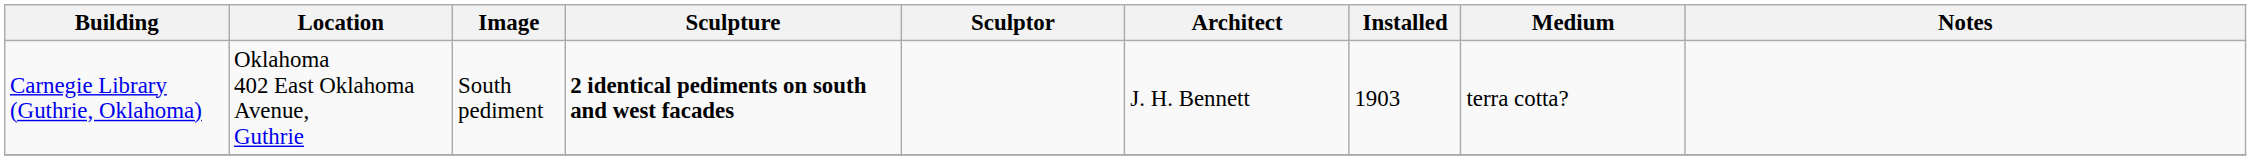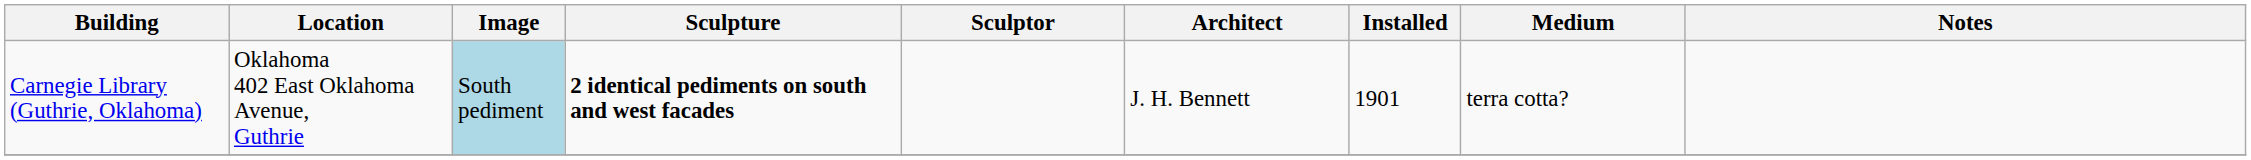(501, 97) no background -> (501, 97) lightblue background
(1377, 97) 1903 -> (1377, 97) 1901
